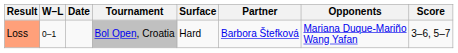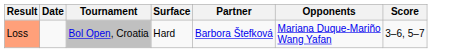- column: (53, 12)
